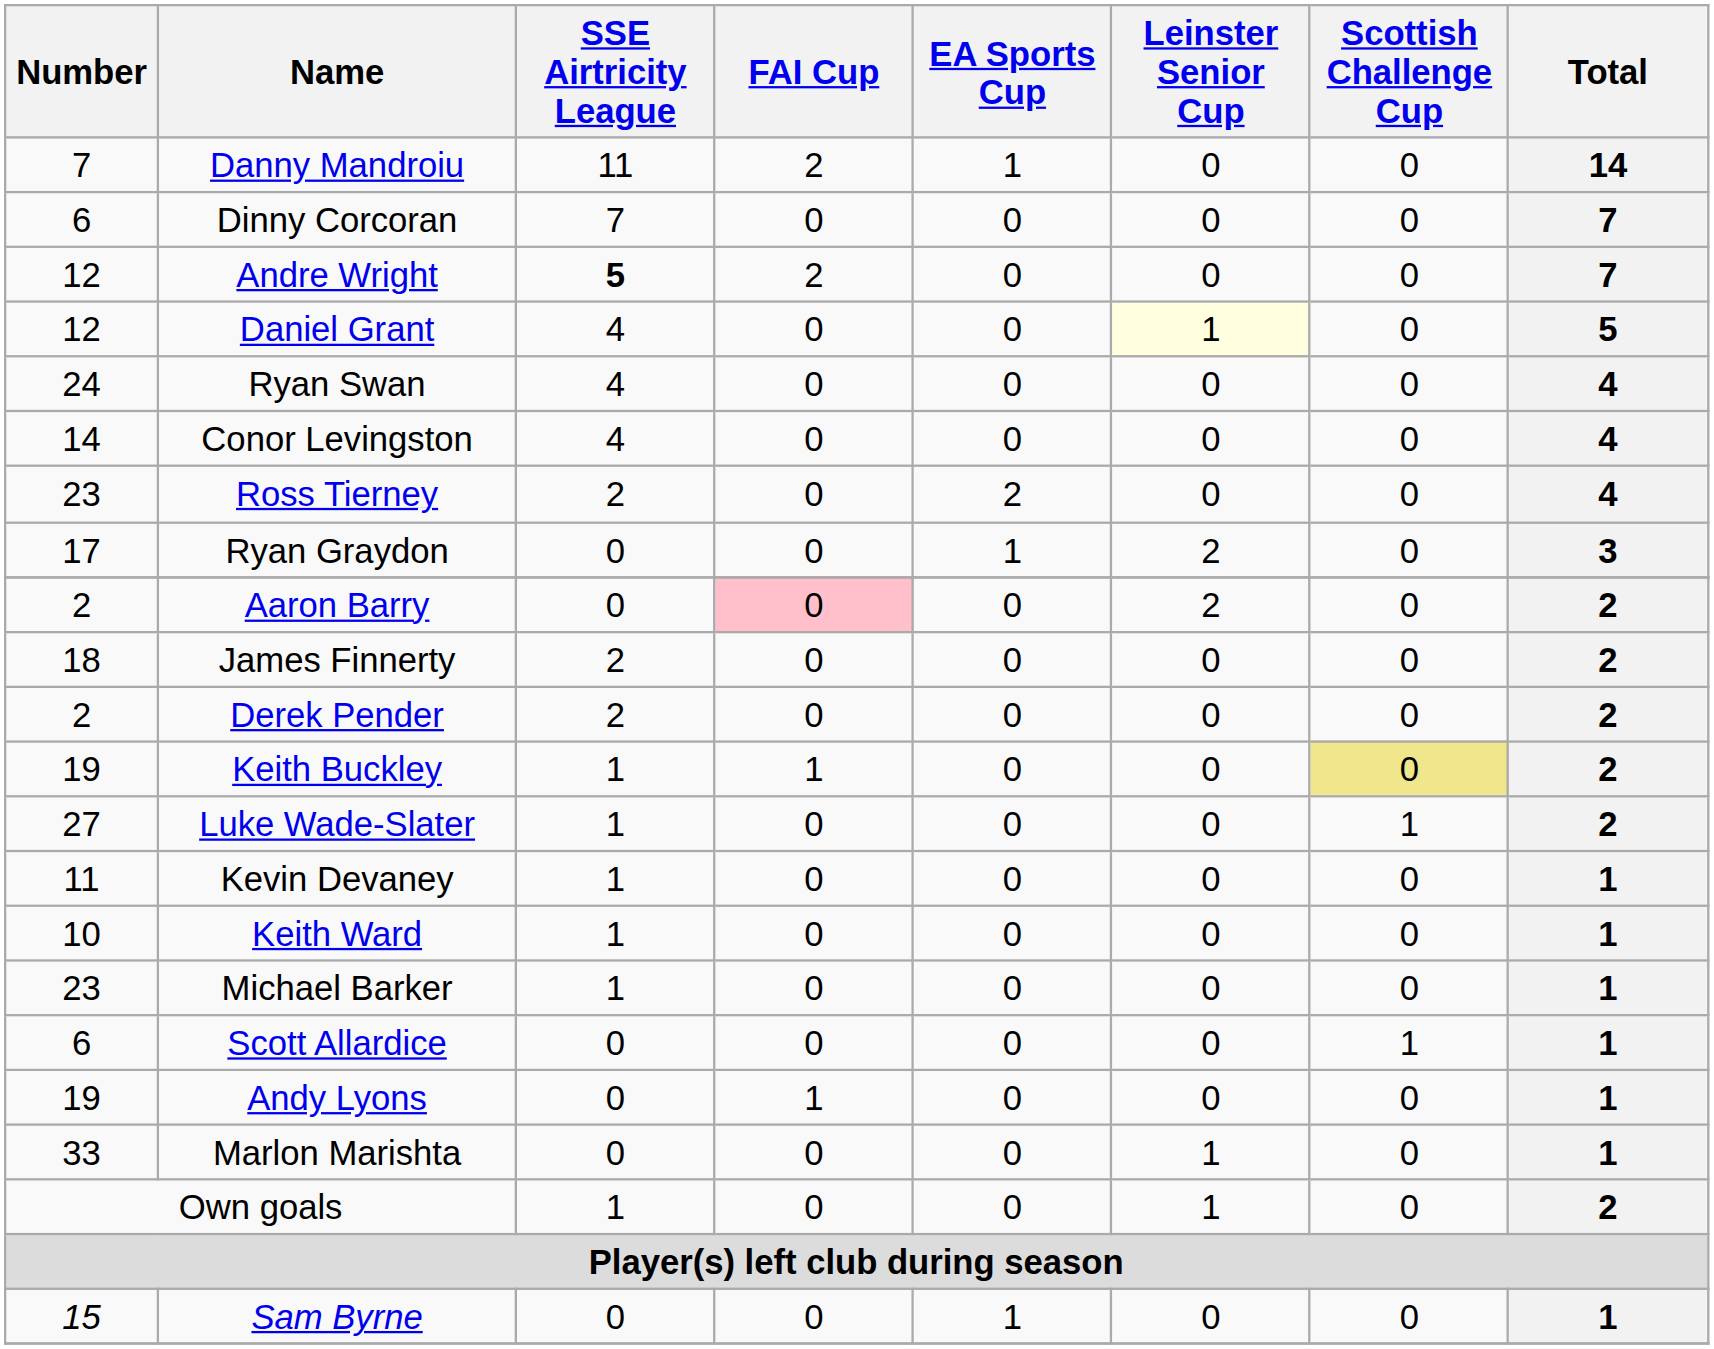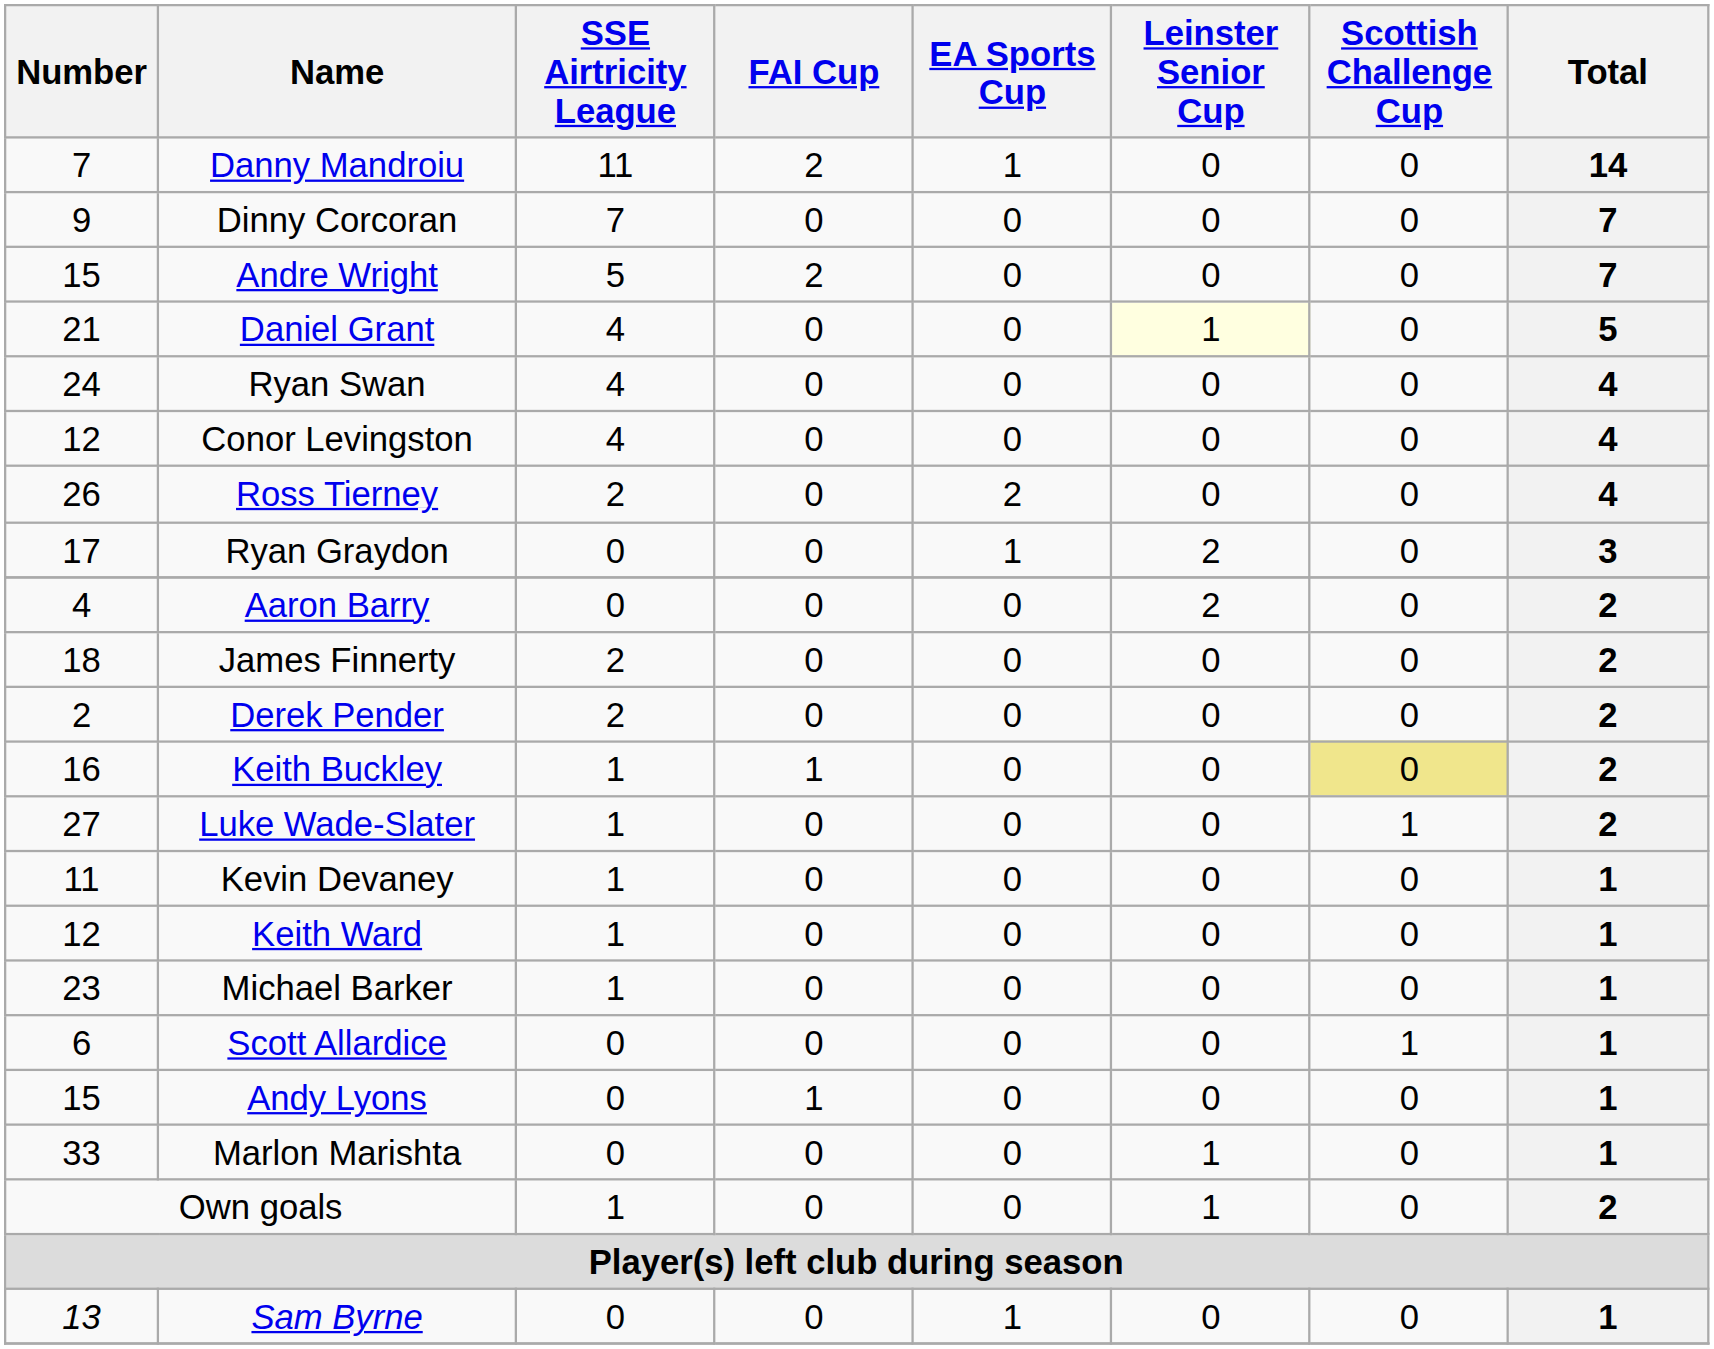(82, 220) 6 -> (82, 220) 9
(82, 275) 12 -> (82, 275) 15
(615, 275) bold -> (615, 275) normal
(82, 330) 12 -> (82, 330) 21
(82, 439) 14 -> (82, 439) 12
(82, 494) 23 -> (82, 494) 26
(82, 604) 2 -> (82, 604) 4
(814, 604) pink background -> (814, 604) no background
(82, 769) 19 -> (82, 769) 16
(82, 933) 10 -> (82, 933) 12
(82, 1098) 19 -> (82, 1098) 15
(82, 1317) 15 -> (82, 1317) 13
